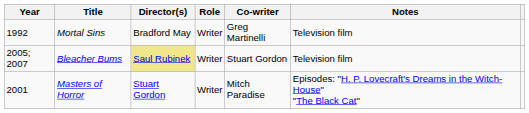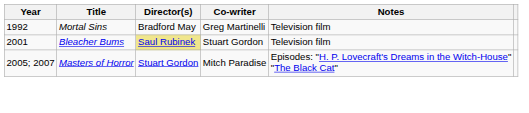- column: (210, 12)
(19, 58) 2005; 2007 -> (17, 42) 2001
(17, 90) 2001 -> (31, 63) 2005; 2007
